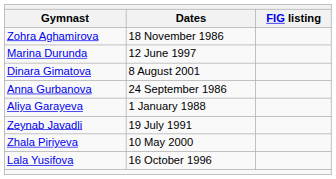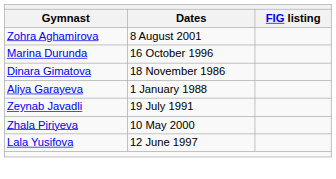(176, 36) 18 November 1986 -> (166, 36) 8 August 2001
(162, 54) 12 June 1997 -> (172, 54) 16 October 1996
(164, 71) 8 August 2001 -> (178, 71) 18 November 1986
- row: (49, 89)
(170, 160) 16 October 1996 -> (164, 142) 12 June 1997
